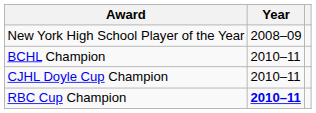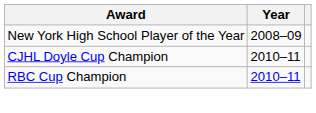- row: (56, 56)
(276, 98) bold -> (276, 77) normal
